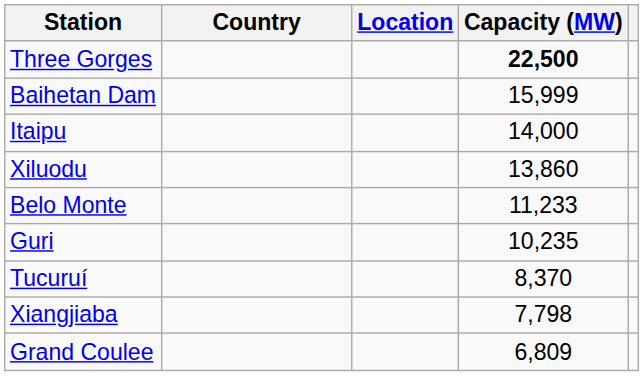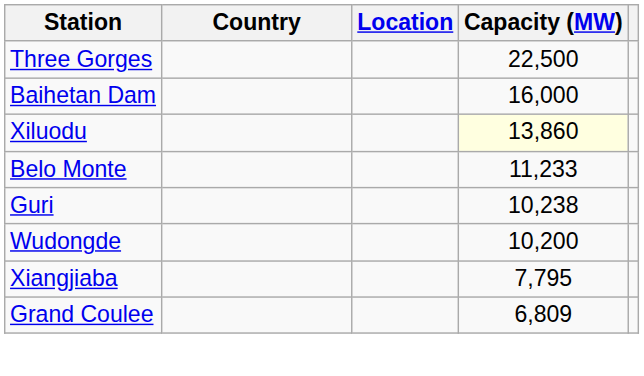(543, 59) bold -> (543, 59) normal
(543, 95) 15,999 -> (543, 95) 16,000
- row: (38, 132)
(543, 168) no background -> (543, 132) lightyellow background
(543, 242) 10,235 -> (543, 205) 10,238
+ row: (66, 242)
- row: (49, 278)
(543, 315) 7,798 -> (543, 278) 7,795
